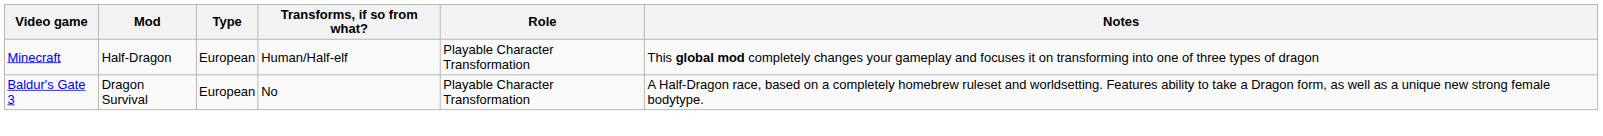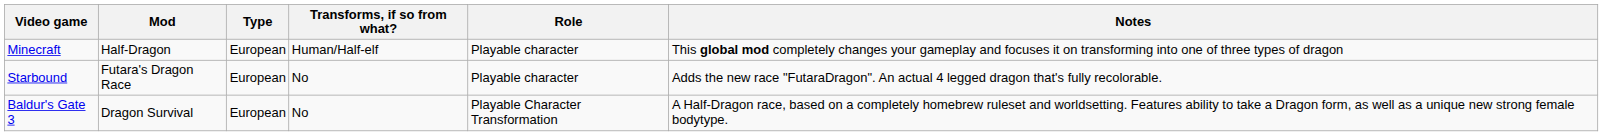(498, 57) Playable Character Transformation -> (525, 49) Playable character
+ row: (37, 77)
